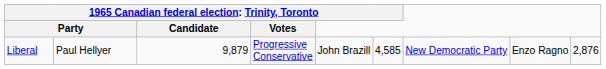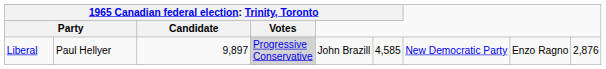(235, 50) 9,879 -> (235, 50) 9,897
(283, 50) no background -> (283, 50) lightgrey background
